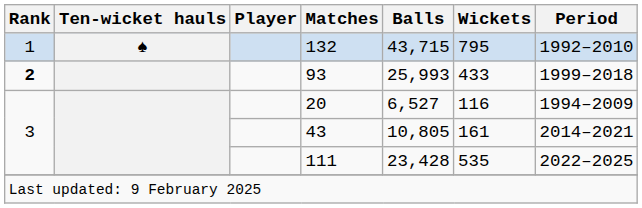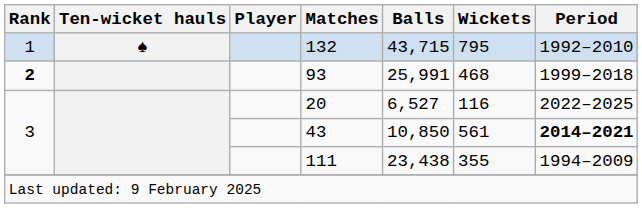(418, 76) 25,993 -> (418, 76) 25,991
(474, 76) 433 -> (474, 76) 468
(587, 104) 1994–2009 -> (587, 104) 2022–2025
(418, 132) 10,805 -> (418, 132) 10,850
(474, 132) 161 -> (474, 132) 561
(587, 132) normal -> (587, 132) bold
(418, 161) 23,428 -> (418, 161) 23,438
(474, 161) 535 -> (474, 161) 355
(587, 161) 2022–2025 -> (587, 161) 1994–2009
